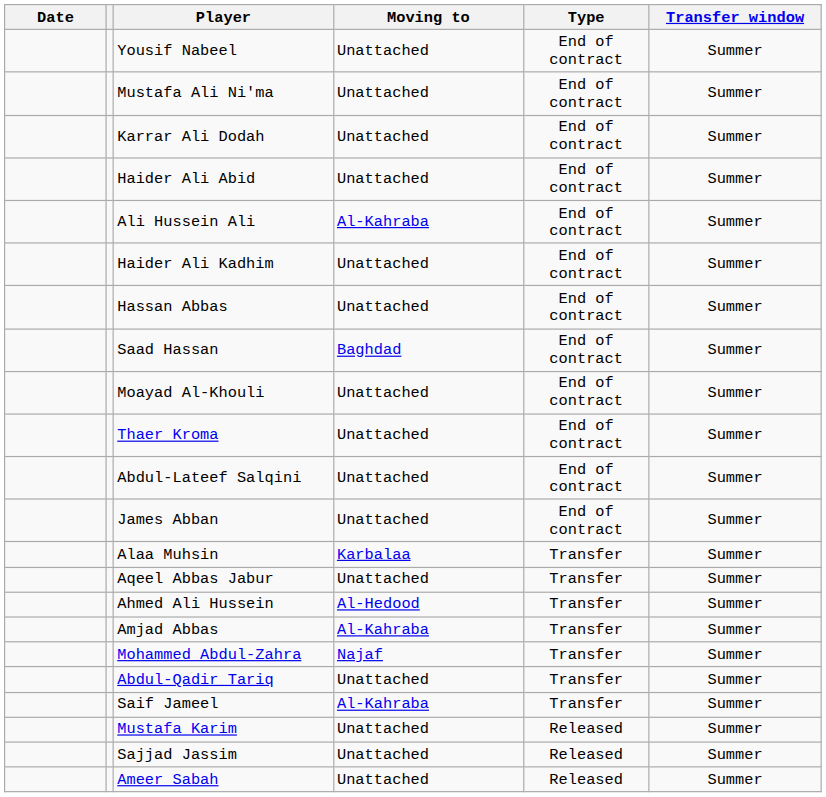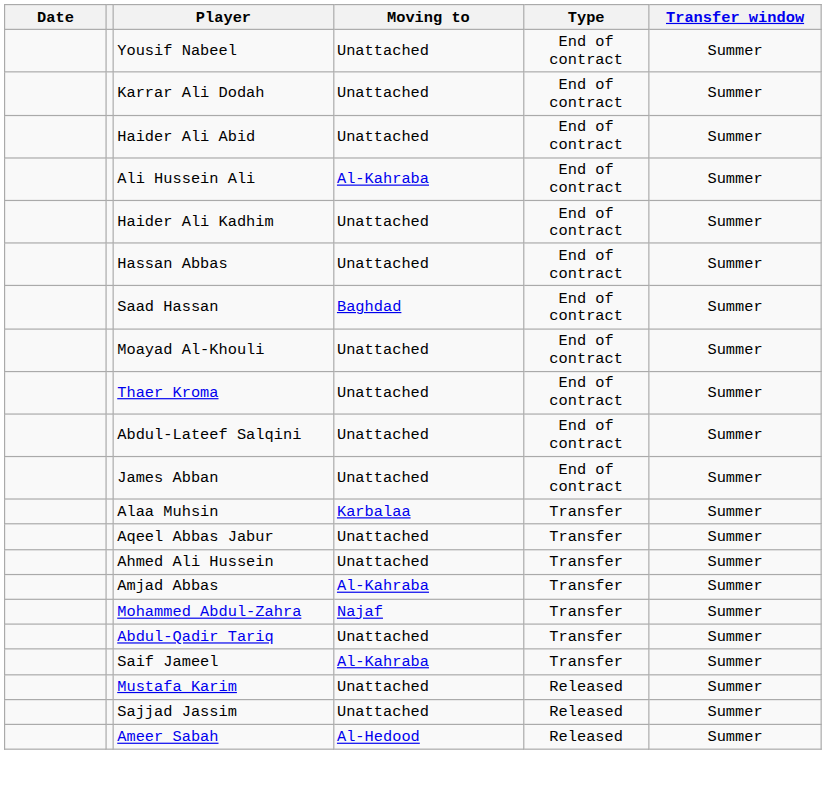- row: (195, 94)
(378, 605) Al-Hedood -> (383, 562) Unattached
(383, 780) Unattached -> (378, 737) Al-Hedood
